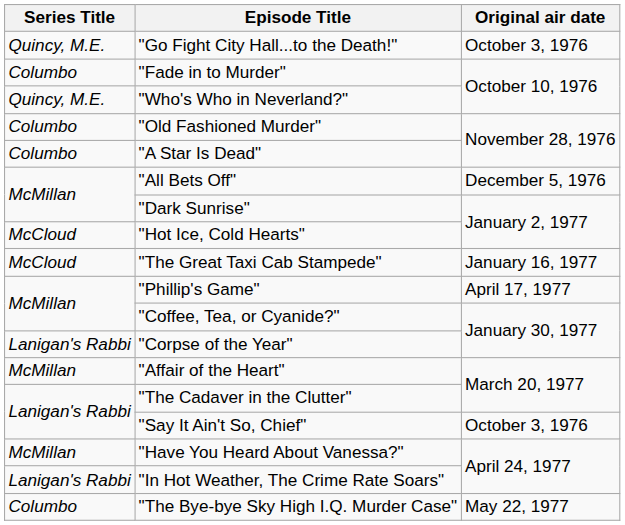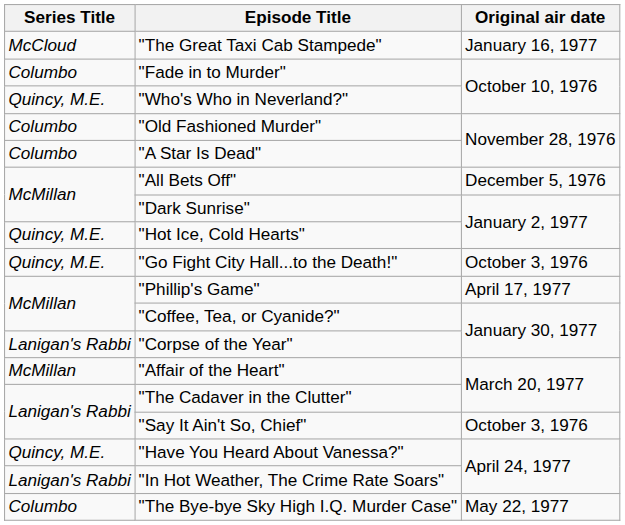rows swapped: (268, 45) <-> (260, 262)
(42, 235) McCloud -> (57, 235) Quincy, M.E.
(42, 452) McMillan -> (57, 452) Quincy, M.E.
